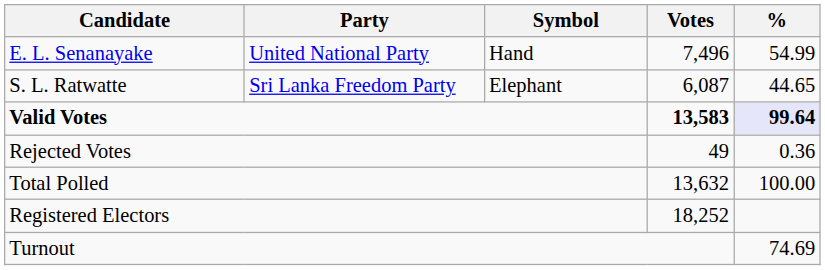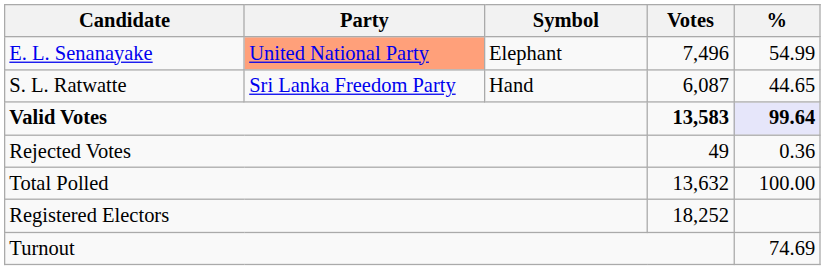(339, 53) no background -> (339, 53) lightsalmon background
(511, 53) Hand -> (525, 53) Elephant
(525, 85) Elephant -> (511, 85) Hand
